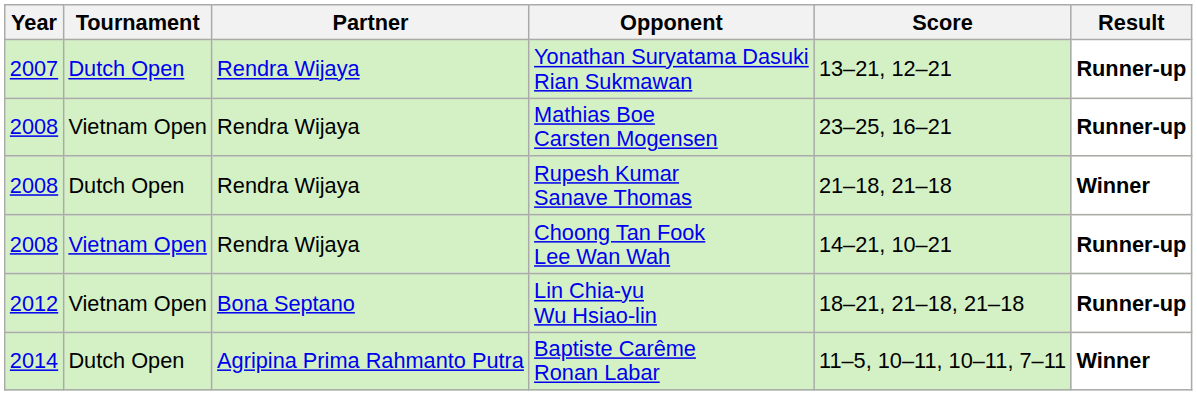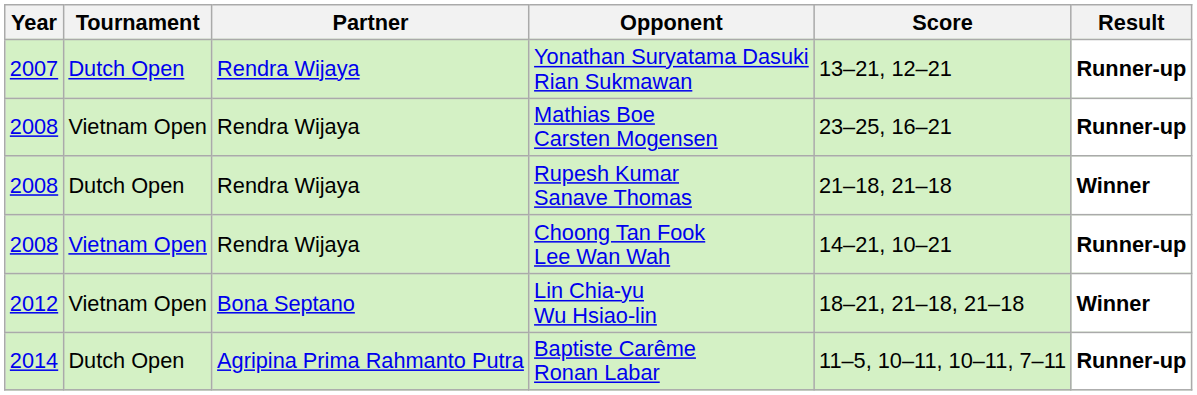(1131, 303) Runner-up -> (1113, 303) Winner
(1113, 361) Winner -> (1131, 361) Runner-up
